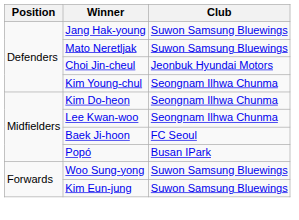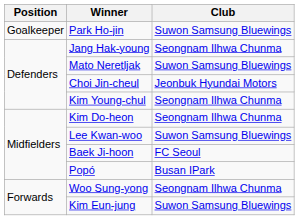+ row: (96, 30)
(219, 30) Suwon Samsung Bluewings -> (218, 48) Seongnam Ilhwa Chunma
(214, 118) Seongnam Ilhwa Chunma -> (223, 135) Suwon Samsung Bluewings
(219, 170) Suwon Samsung Bluewings -> (218, 188) Seongnam Ilhwa Chunma
